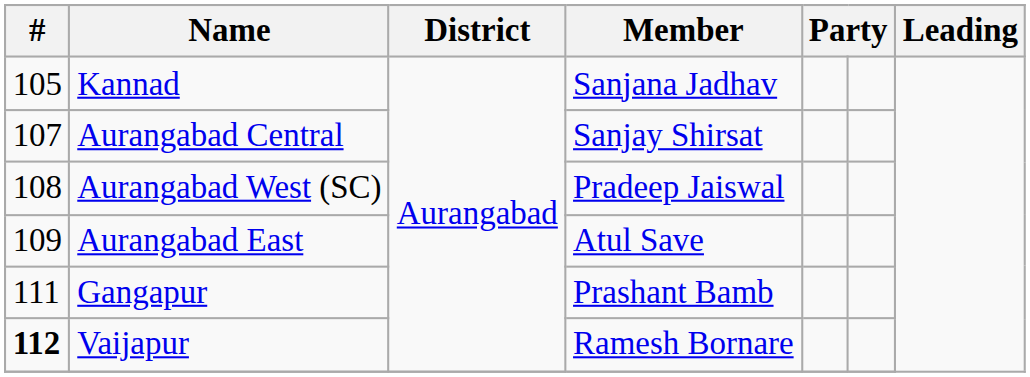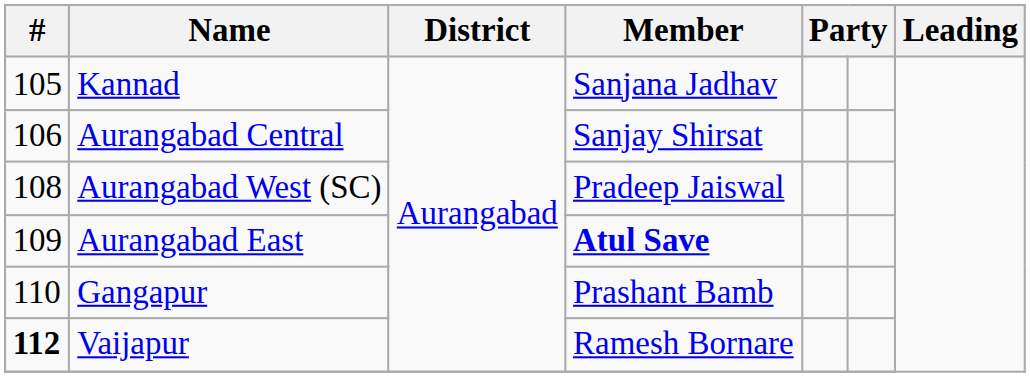(37, 135) 107 -> (37, 135) 106
(638, 239) normal -> (641, 239) bold
(36, 291) 111 -> (37, 291) 110
